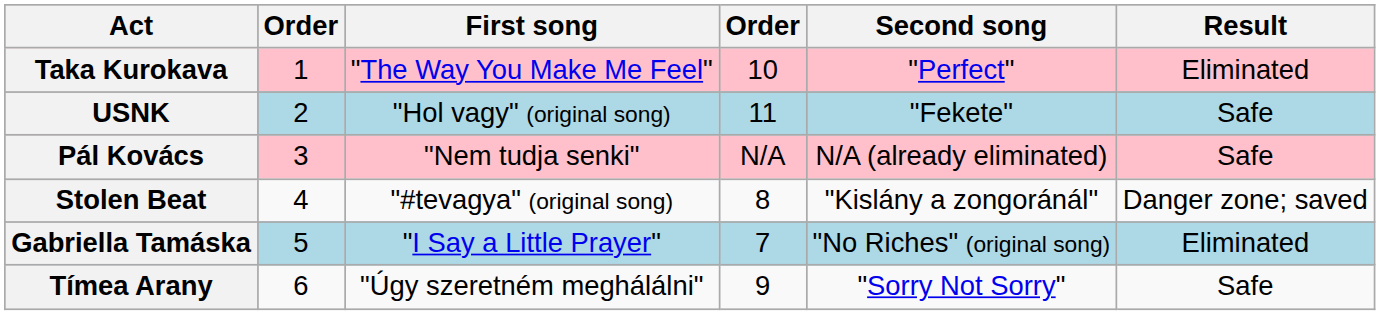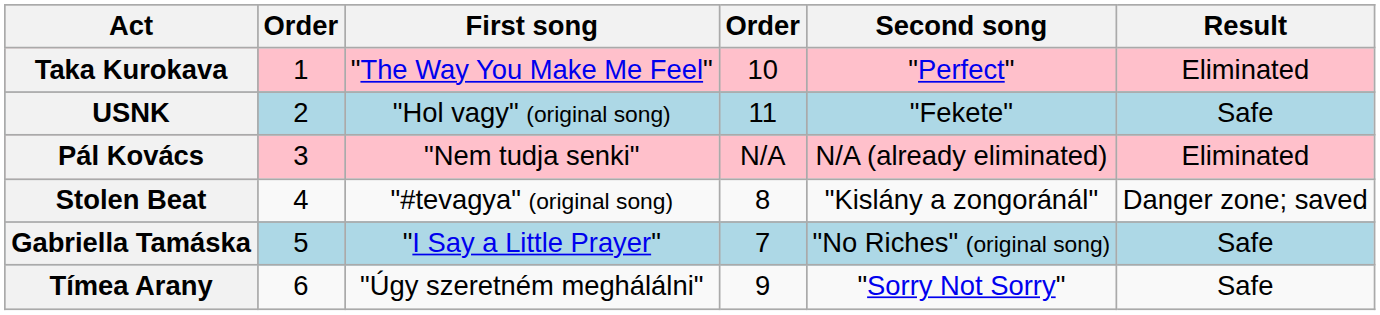(1245, 156) Safe -> (1245, 156) Eliminated
(1245, 243) Eliminated -> (1245, 243) Safe
